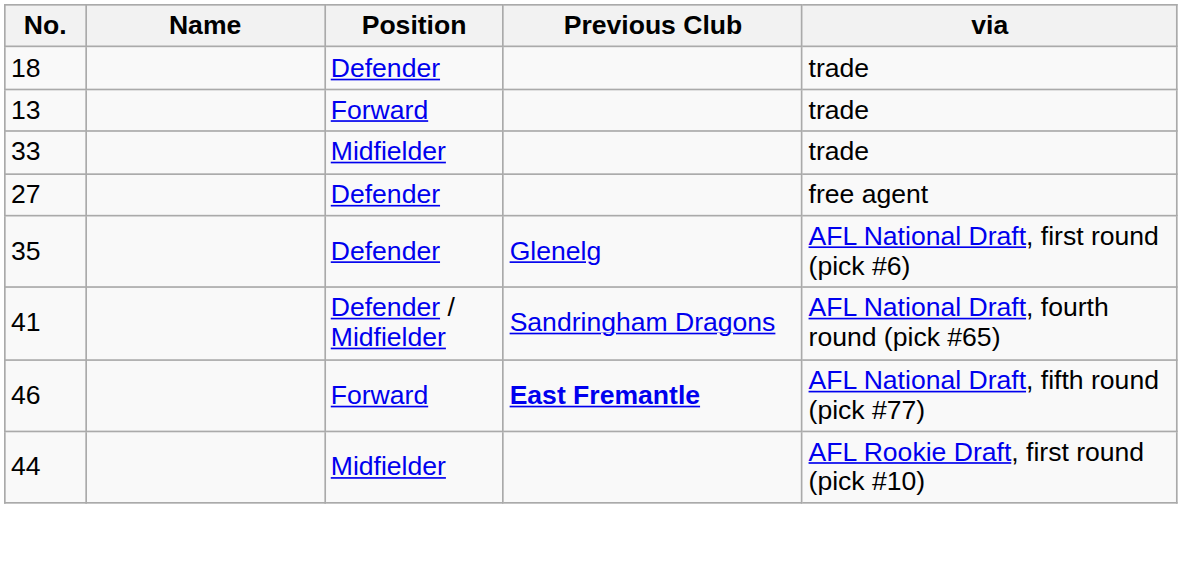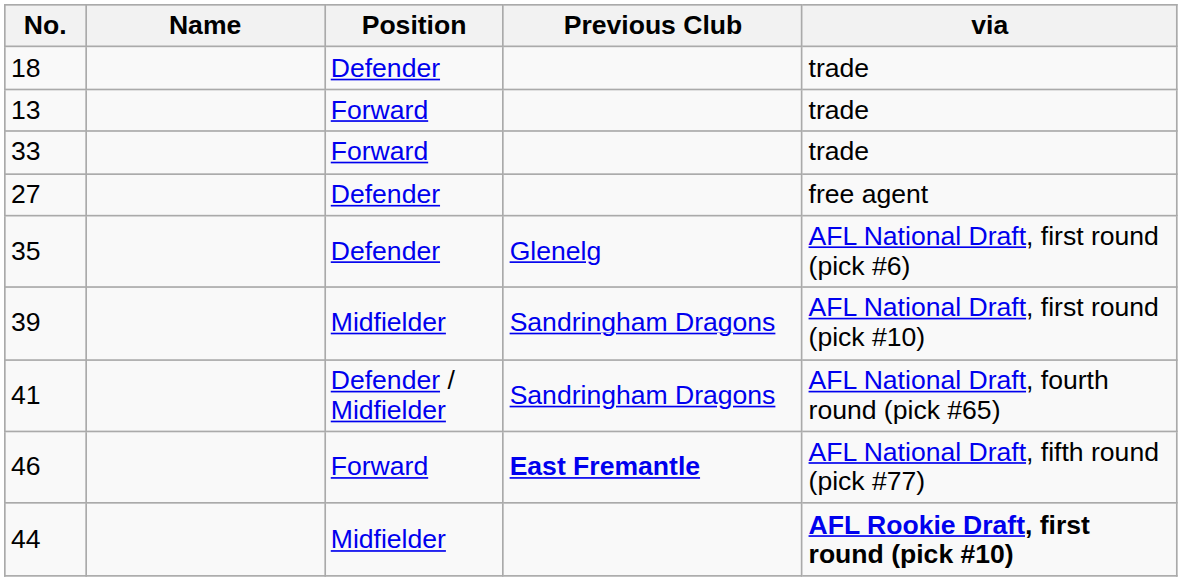(388, 151) Midfielder -> (379, 151) Forward
+ row: (26, 323)
(976, 467) normal -> (949, 539) bold
